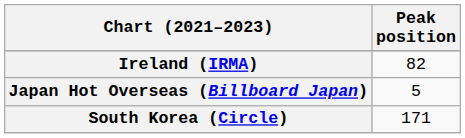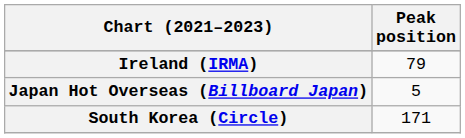(416, 65) 82 -> (416, 65) 79
